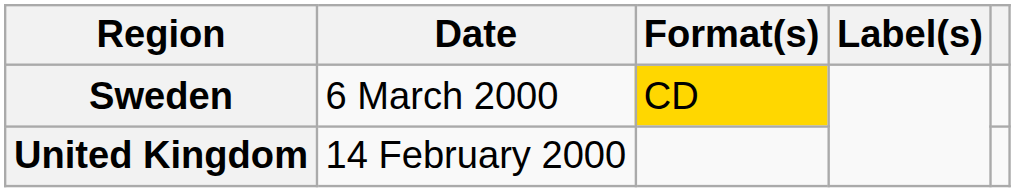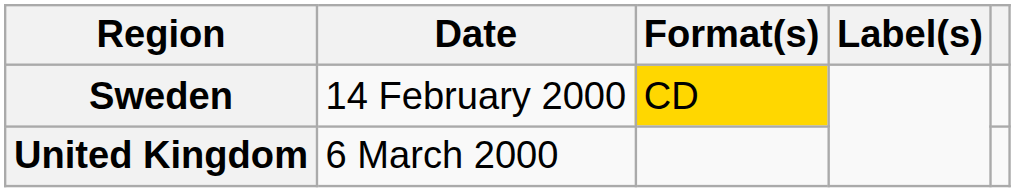(442, 95) 6 March 2000 -> (476, 95) 14 February 2000
(476, 155) 14 February 2000 -> (442, 155) 6 March 2000
